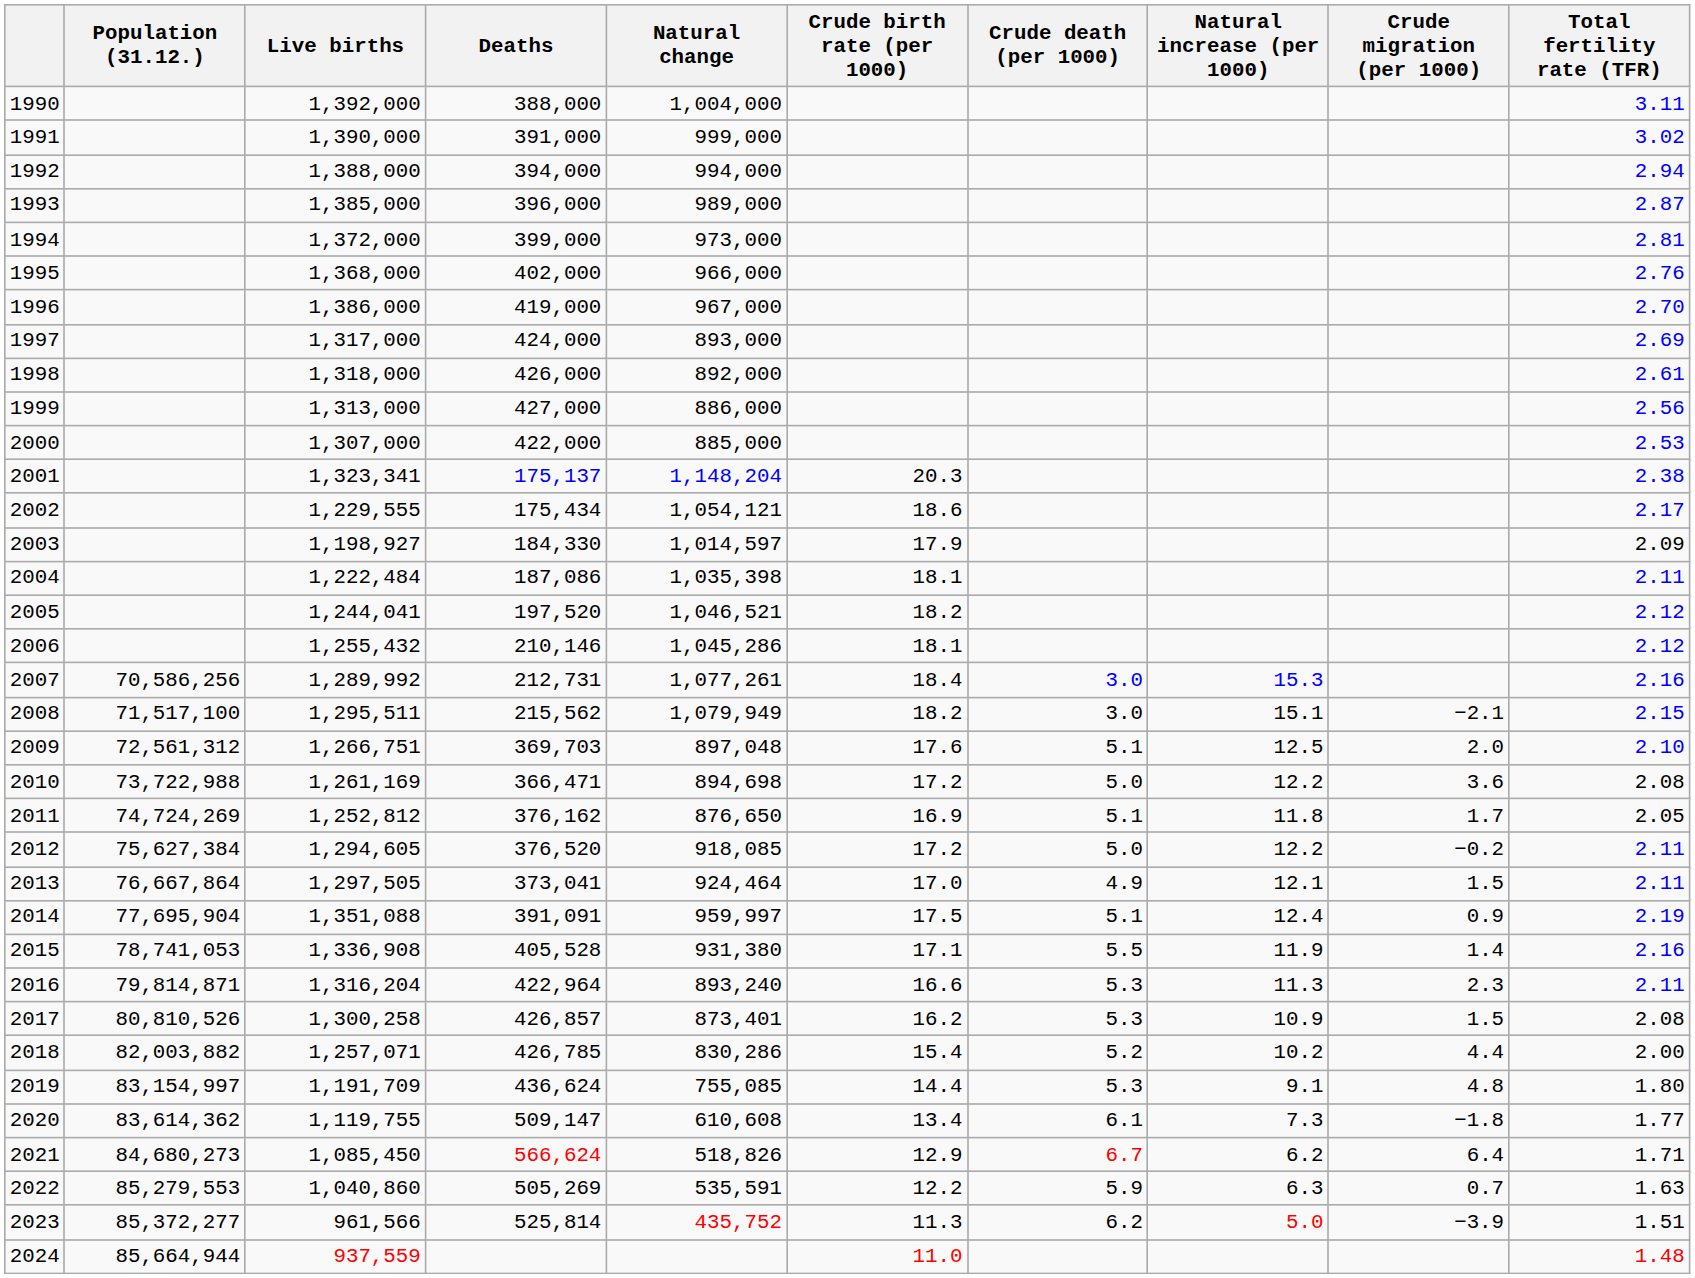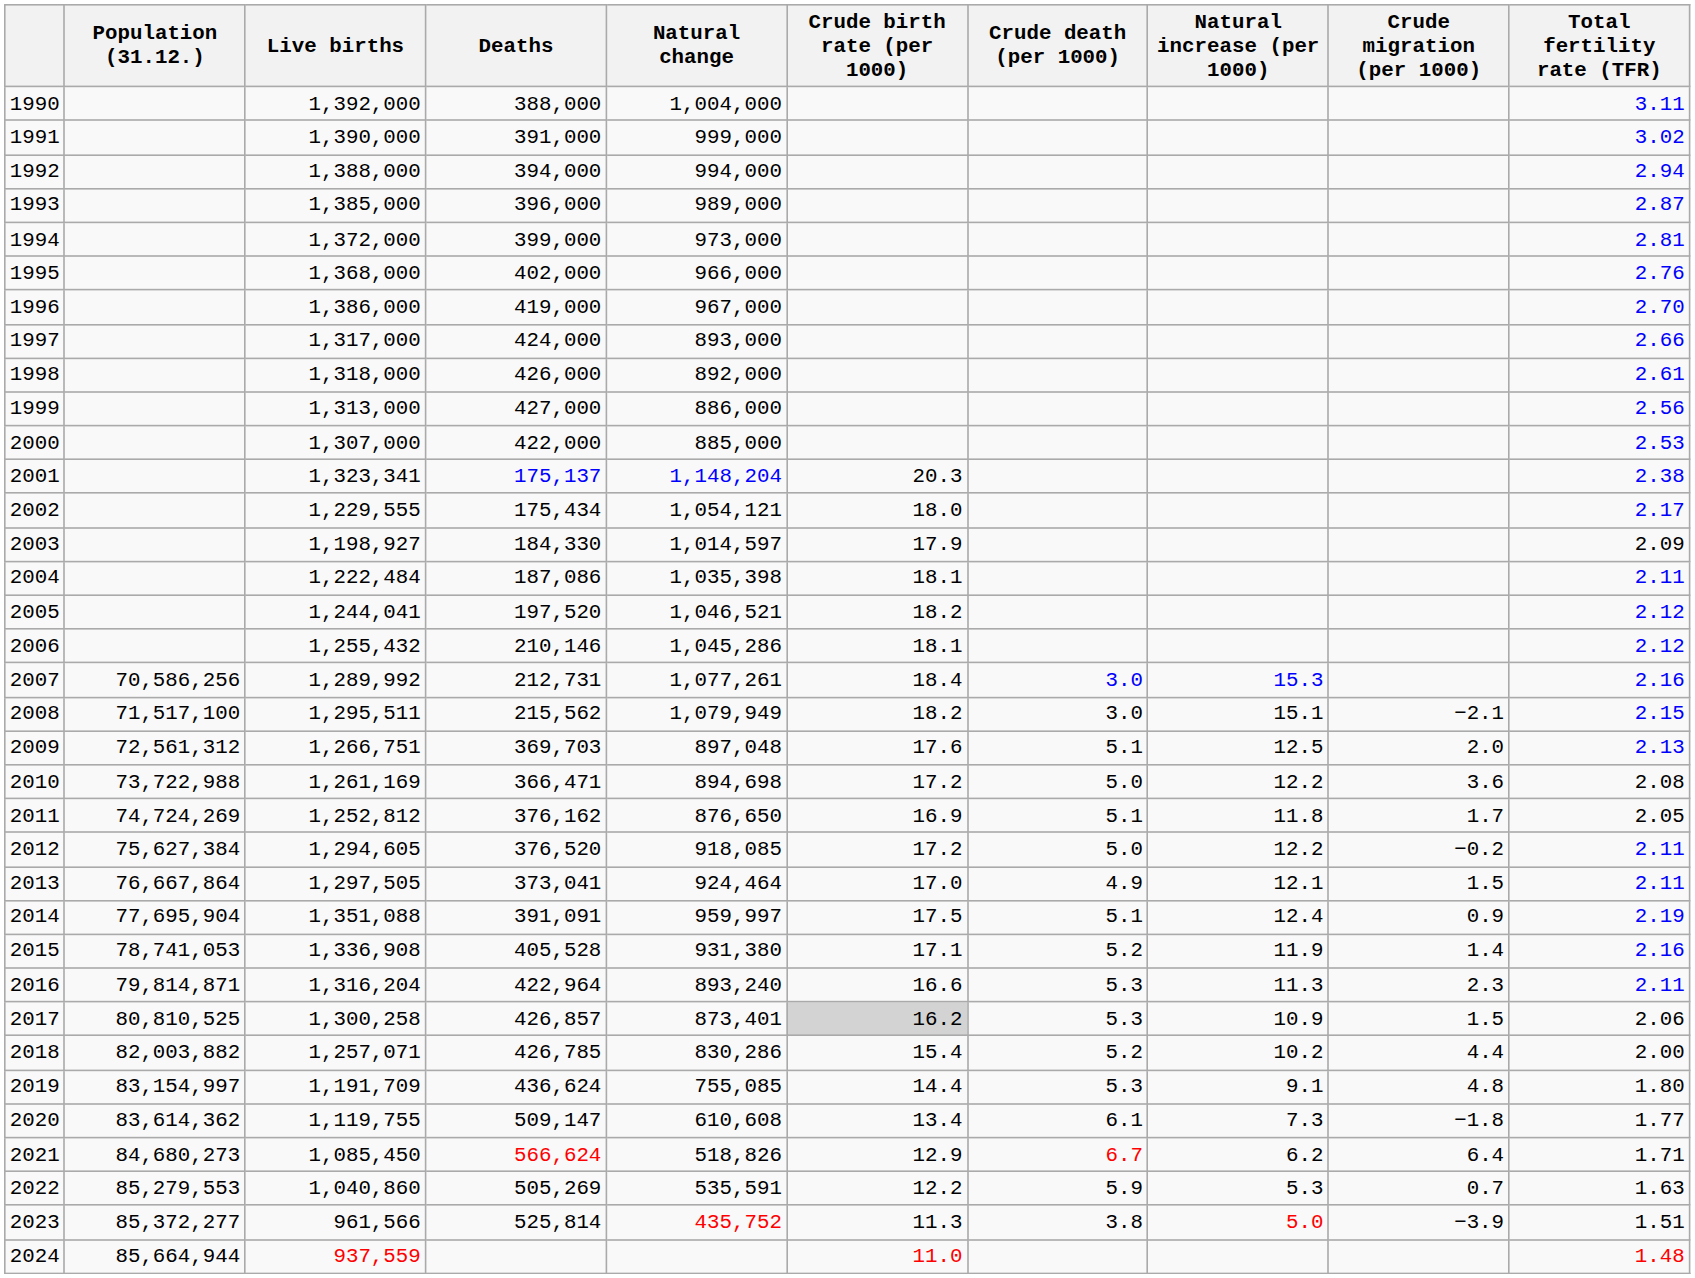(1660, 341) 2.69 -> (1660, 341) 2.66
(937, 510) 18.6 -> (937, 510) 18.0
(1660, 748) 2.10 -> (1660, 748) 2.13
(1124, 951) 5.5 -> (1124, 951) 5.2
(178, 1019) 80,810,526 -> (178, 1019) 80,810,525
(937, 1019) no background -> (937, 1019) lightgrey background
(1660, 1019) 2.08 -> (1660, 1019) 2.06
(1305, 1188) 6.3 -> (1305, 1188) 5.3
(1124, 1222) 6.2 -> (1124, 1222) 3.8
